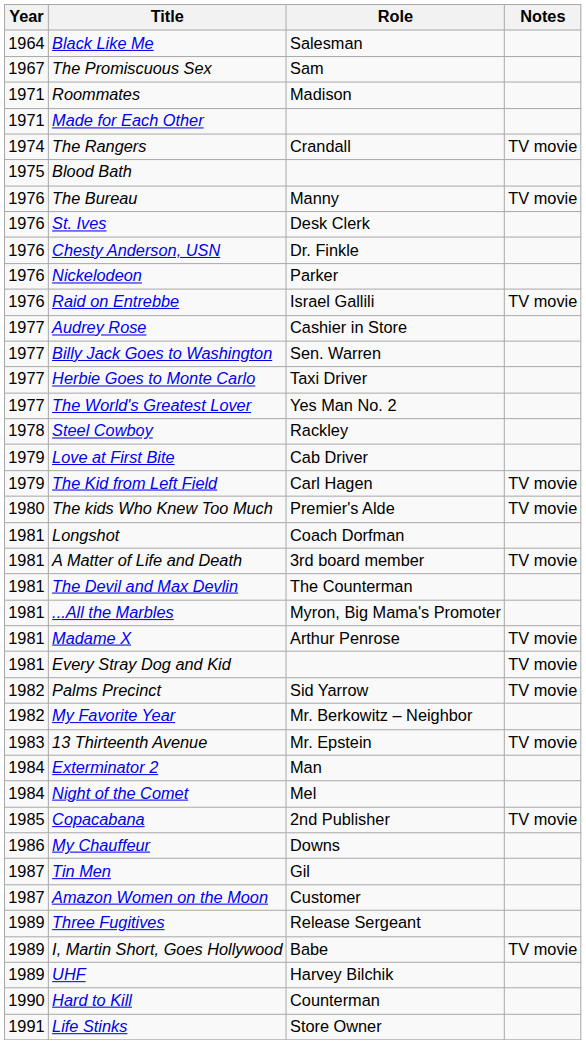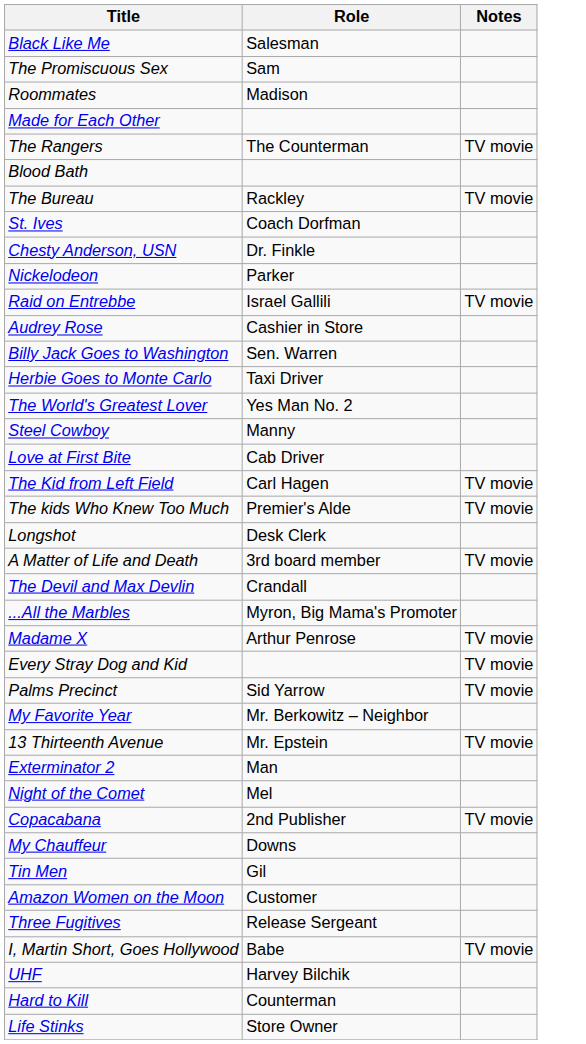- column: (26, 17)
(320, 146) Crandall -> (307, 146) The Counterman
(315, 198) Manny -> (275, 198) Rackley
(330, 224) Desk Clerk -> (303, 224) Coach Dorfman
(319, 431) Rackley -> (271, 431) Manny
(347, 535) Coach Dorfman -> (286, 535) Desk Clerk
(351, 586) The Counterman -> (277, 586) Crandall
